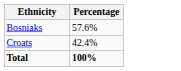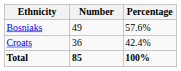+ column: (96, 12)
